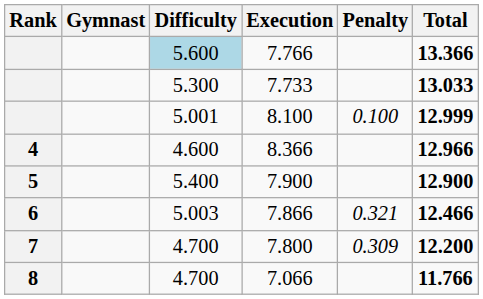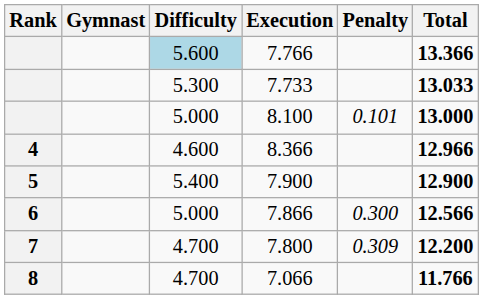(196, 117) 5.001 -> (196, 117) 5.000
(375, 117) 0.100 -> (375, 117) 0.101
(445, 117) 12.999 -> (445, 117) 13.000
(196, 213) 5.003 -> (196, 213) 5.000
(375, 213) 0.321 -> (375, 213) 0.300
(445, 213) 12.466 -> (445, 213) 12.566
